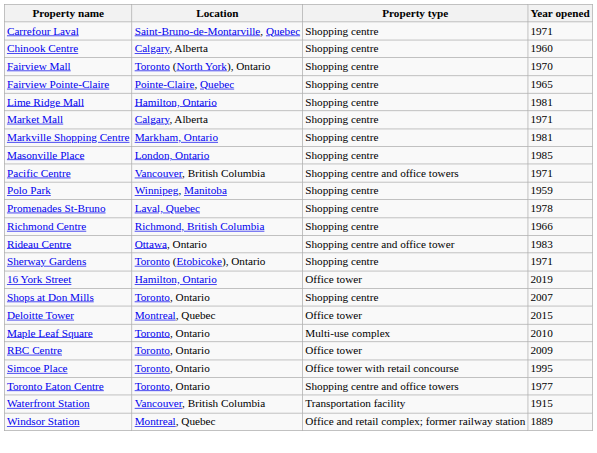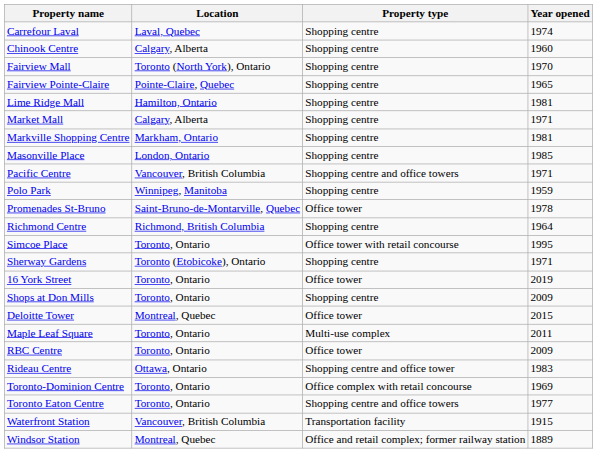(217, 31) Saint-Bruno-de-Montarville, Quebec -> (167, 31) Laval, Quebec
(542, 31) 1971 -> (542, 31) 1974
(167, 208) Laval, Quebec -> (217, 208) Saint-Bruno-de-Montarville, Quebec
(342, 208) Shopping centre -> (334, 208) Office tower
(542, 226) 1966 -> (542, 226) 1964
rows swapped: (39, 244) <-> (37, 368)
(176, 279) Hamilton, Ontario -> (172, 279) Toronto, Ontario
(542, 297) 2007 -> (542, 297) 2009
(542, 333) 2010 -> (541, 333) 2011
+ row: (65, 386)
